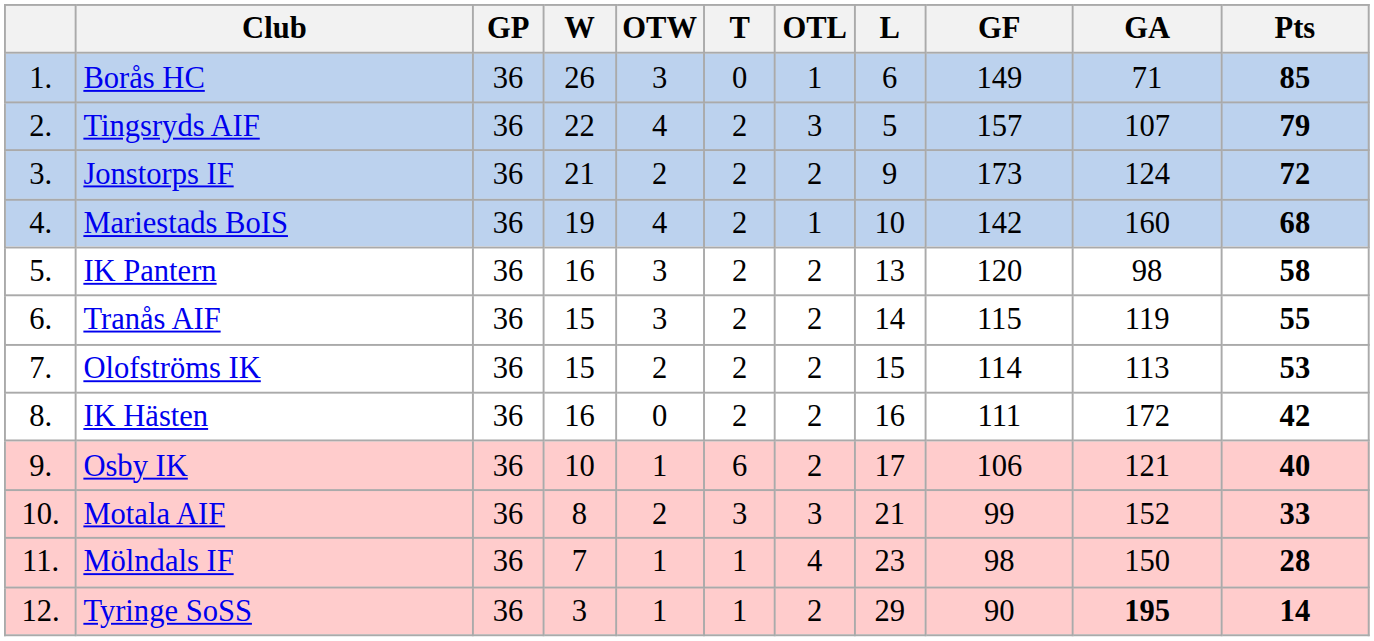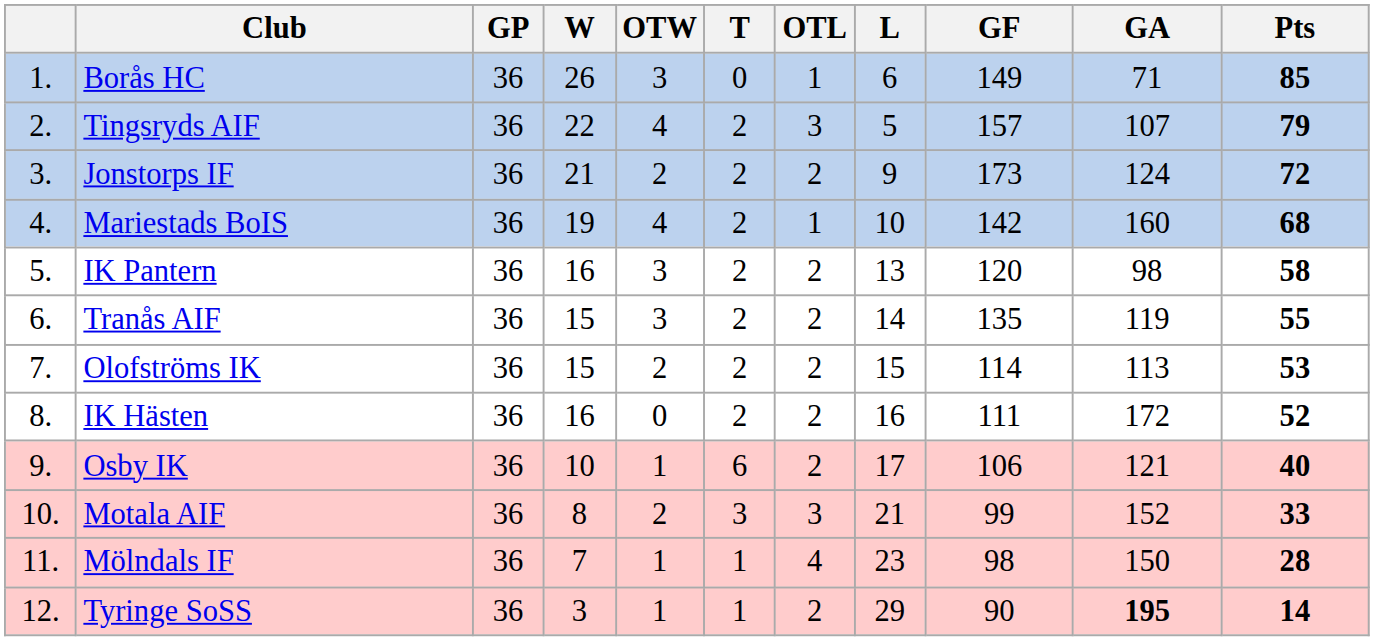(999, 319) 115 -> (999, 319) 135
(1295, 416) 42 -> (1295, 416) 52
